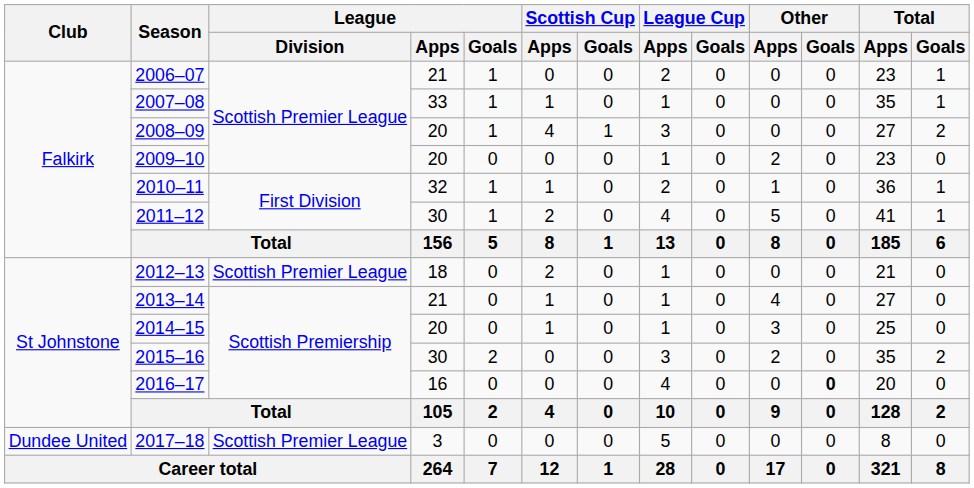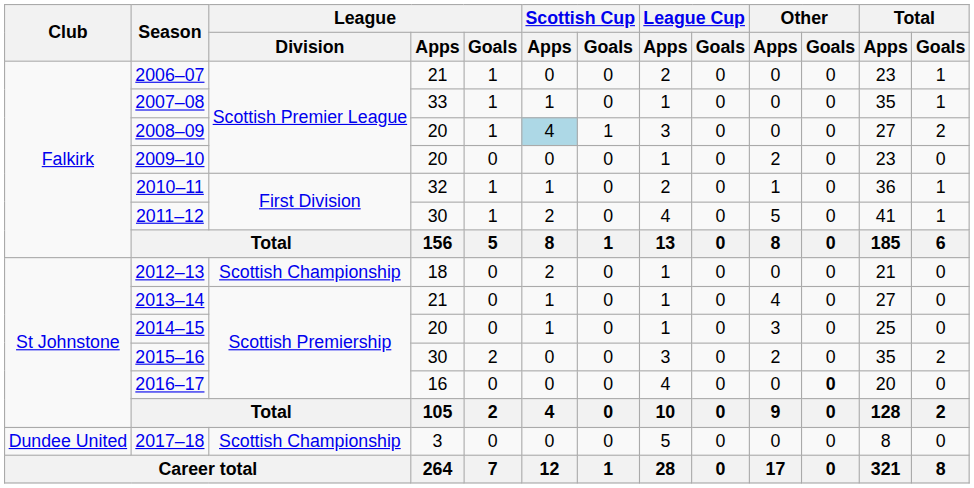(549, 131) no background -> (549, 131) lightblue background
(310, 272) Scottish Premier League -> (310, 272) Scottish Championship
(310, 441) Scottish Premier League -> (310, 441) Scottish Championship
